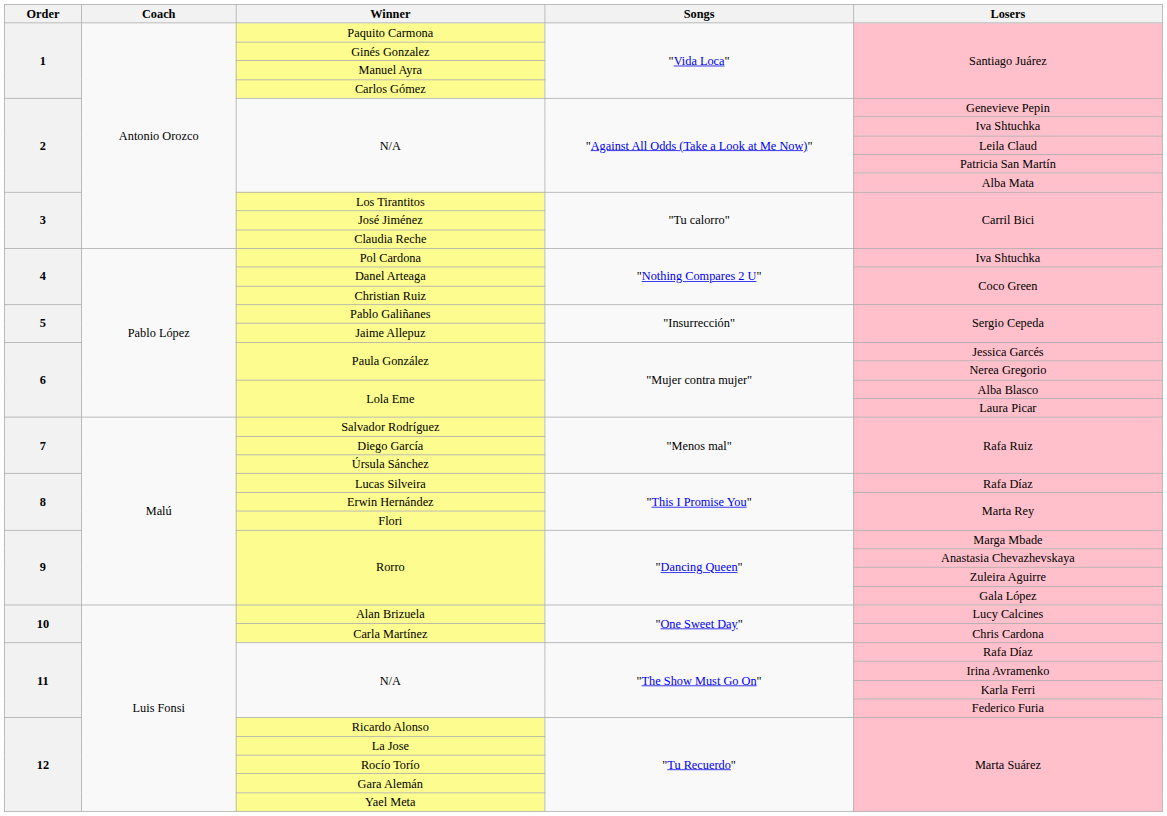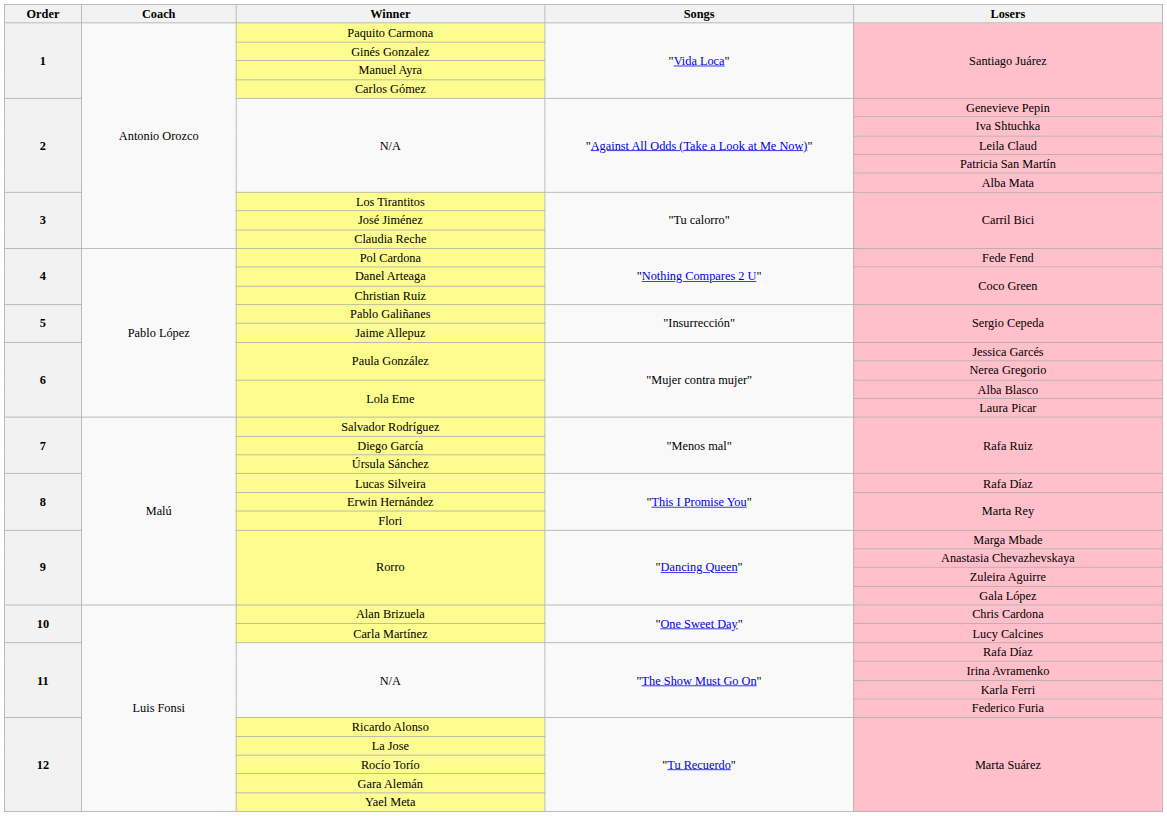(1008, 258) Iva Shtuchka -> (1008, 258) Fede Fend
(1008, 614) Lucy Calcines -> (1008, 614) Chris Cardona
(1008, 633) Chris Cardona -> (1008, 633) Lucy Calcines
